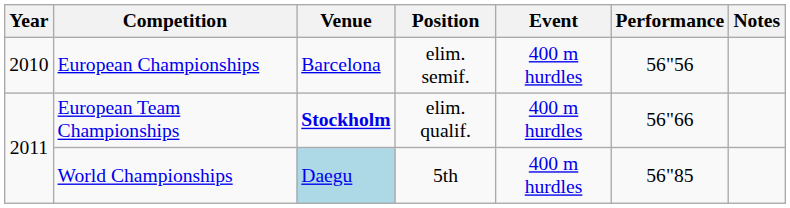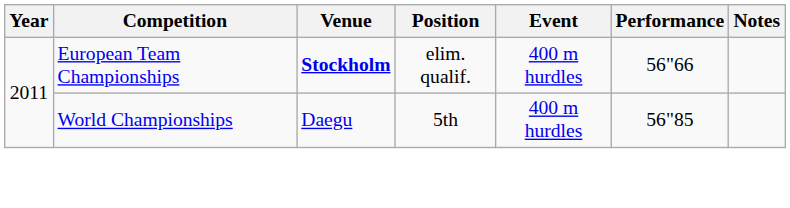- row: (158, 64)
(327, 175) lightblue background -> (327, 120) no background
